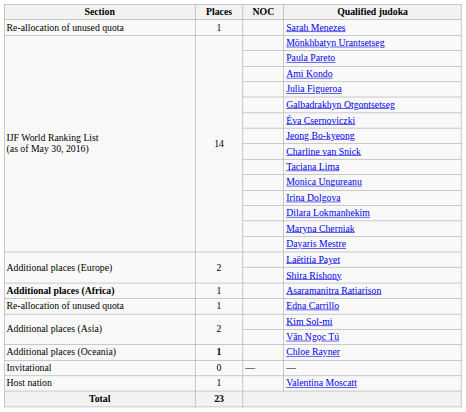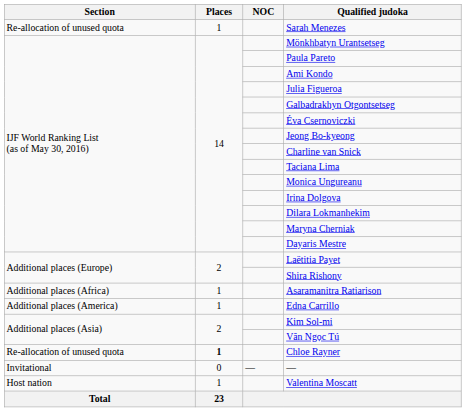(61, 290) bold -> (58, 290) normal
(65, 306) Re-allocation of unused quota -> (62, 306) Additional places (America)
(61, 352) Additional places (Oceania) -> (65, 352) Re-allocation of unused quota
